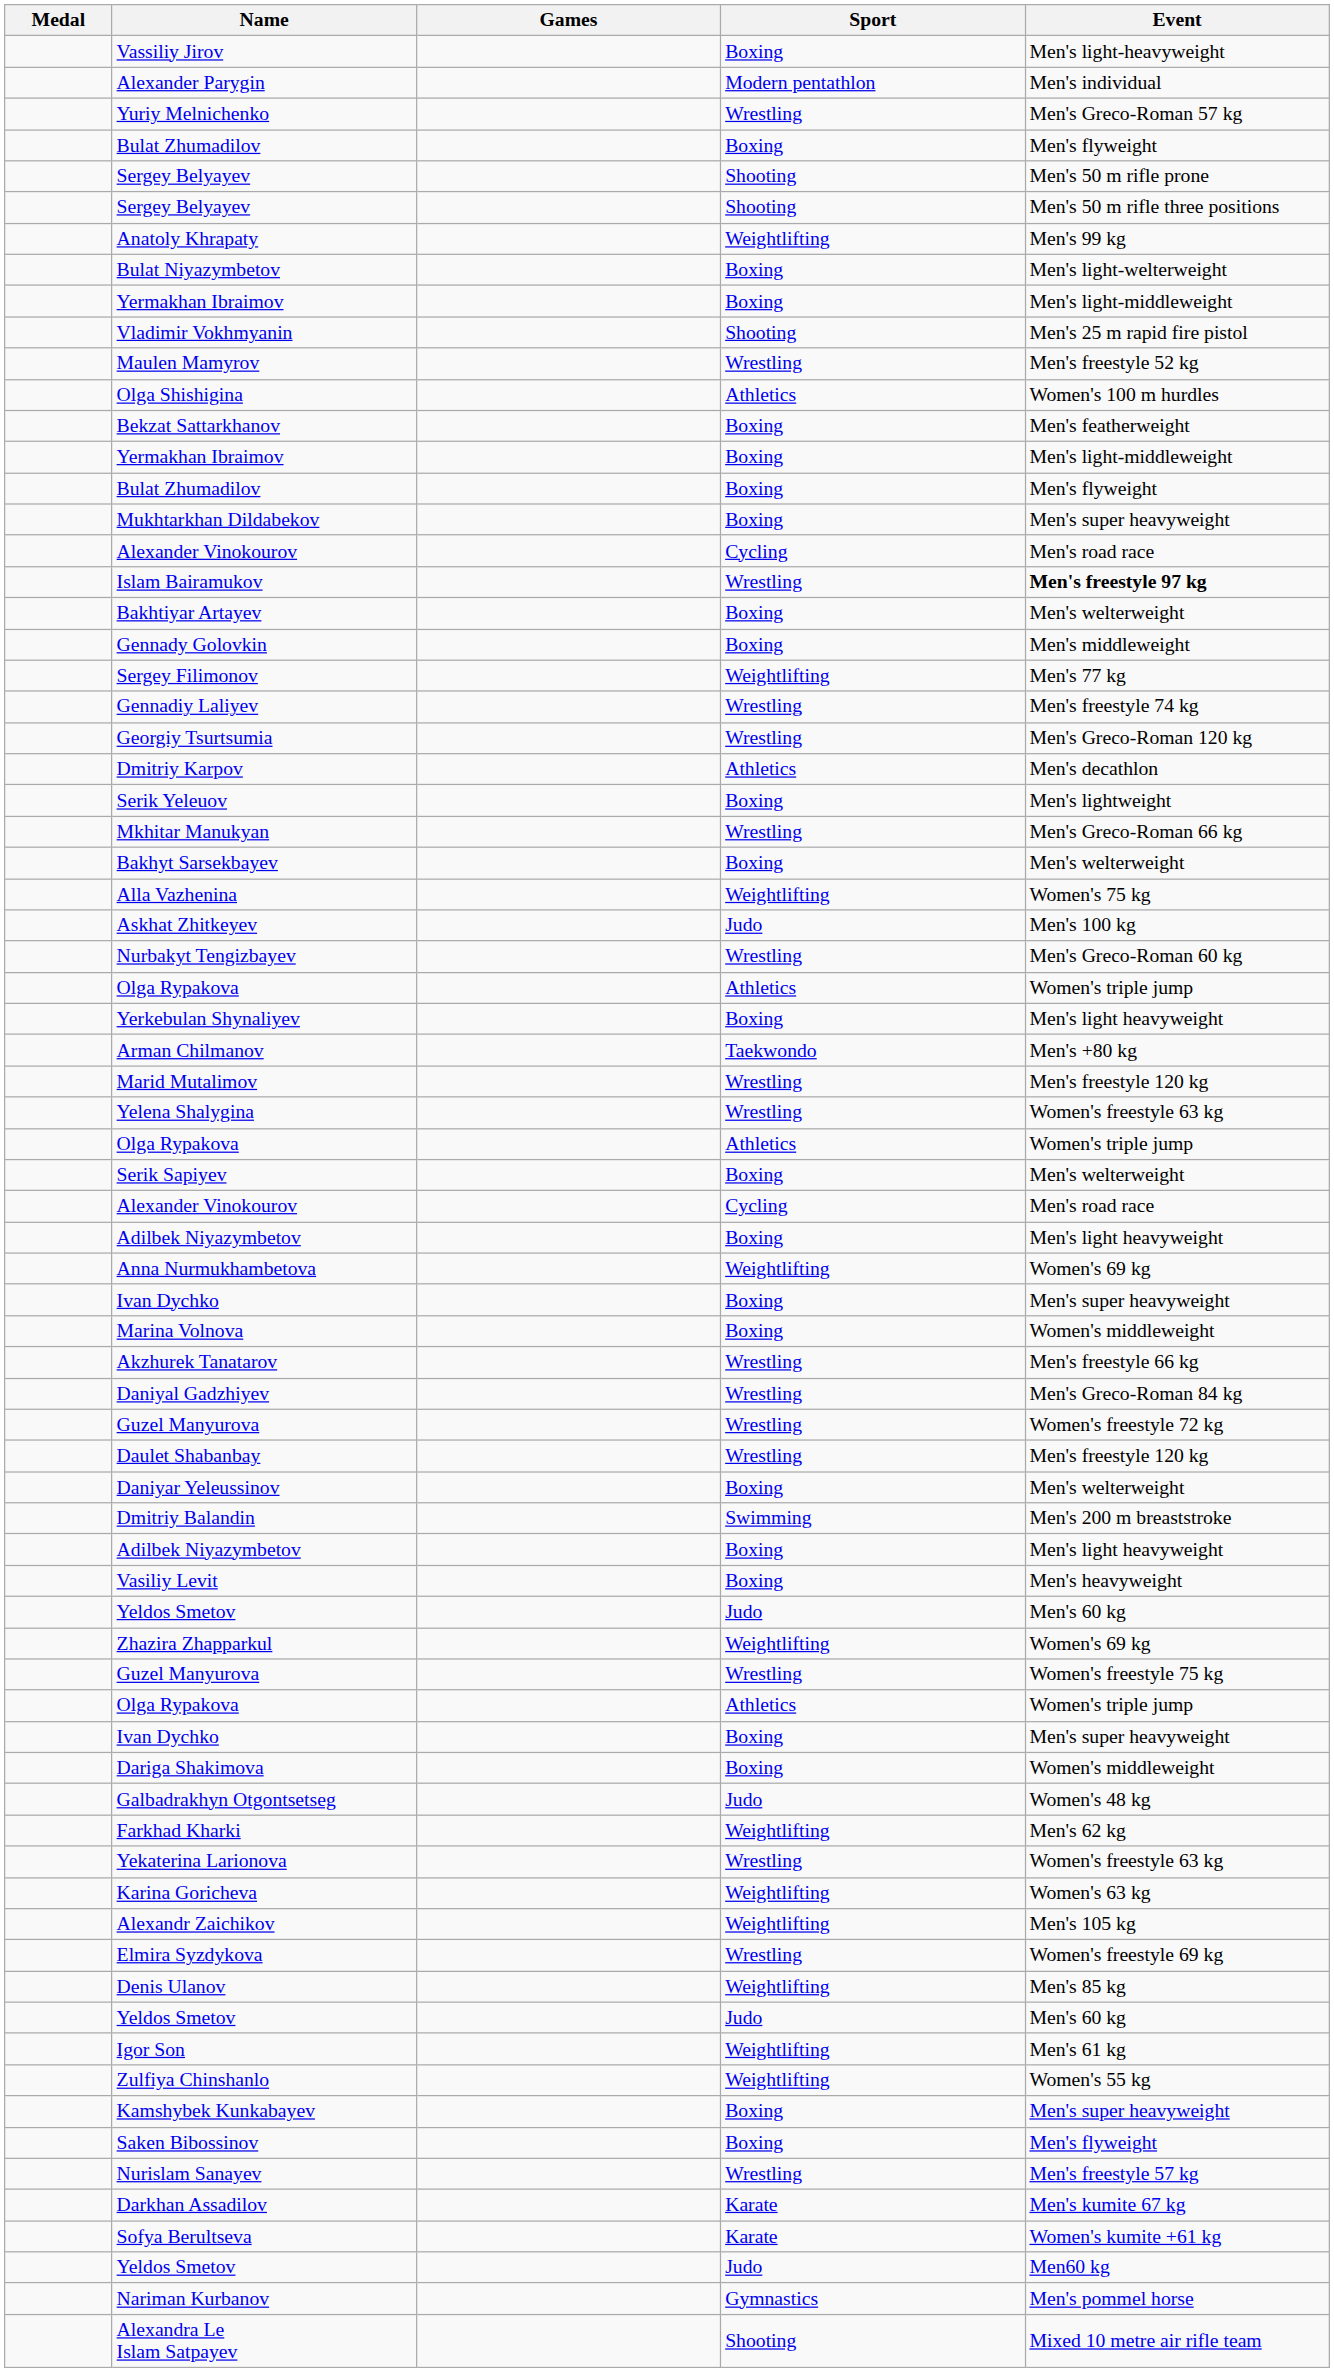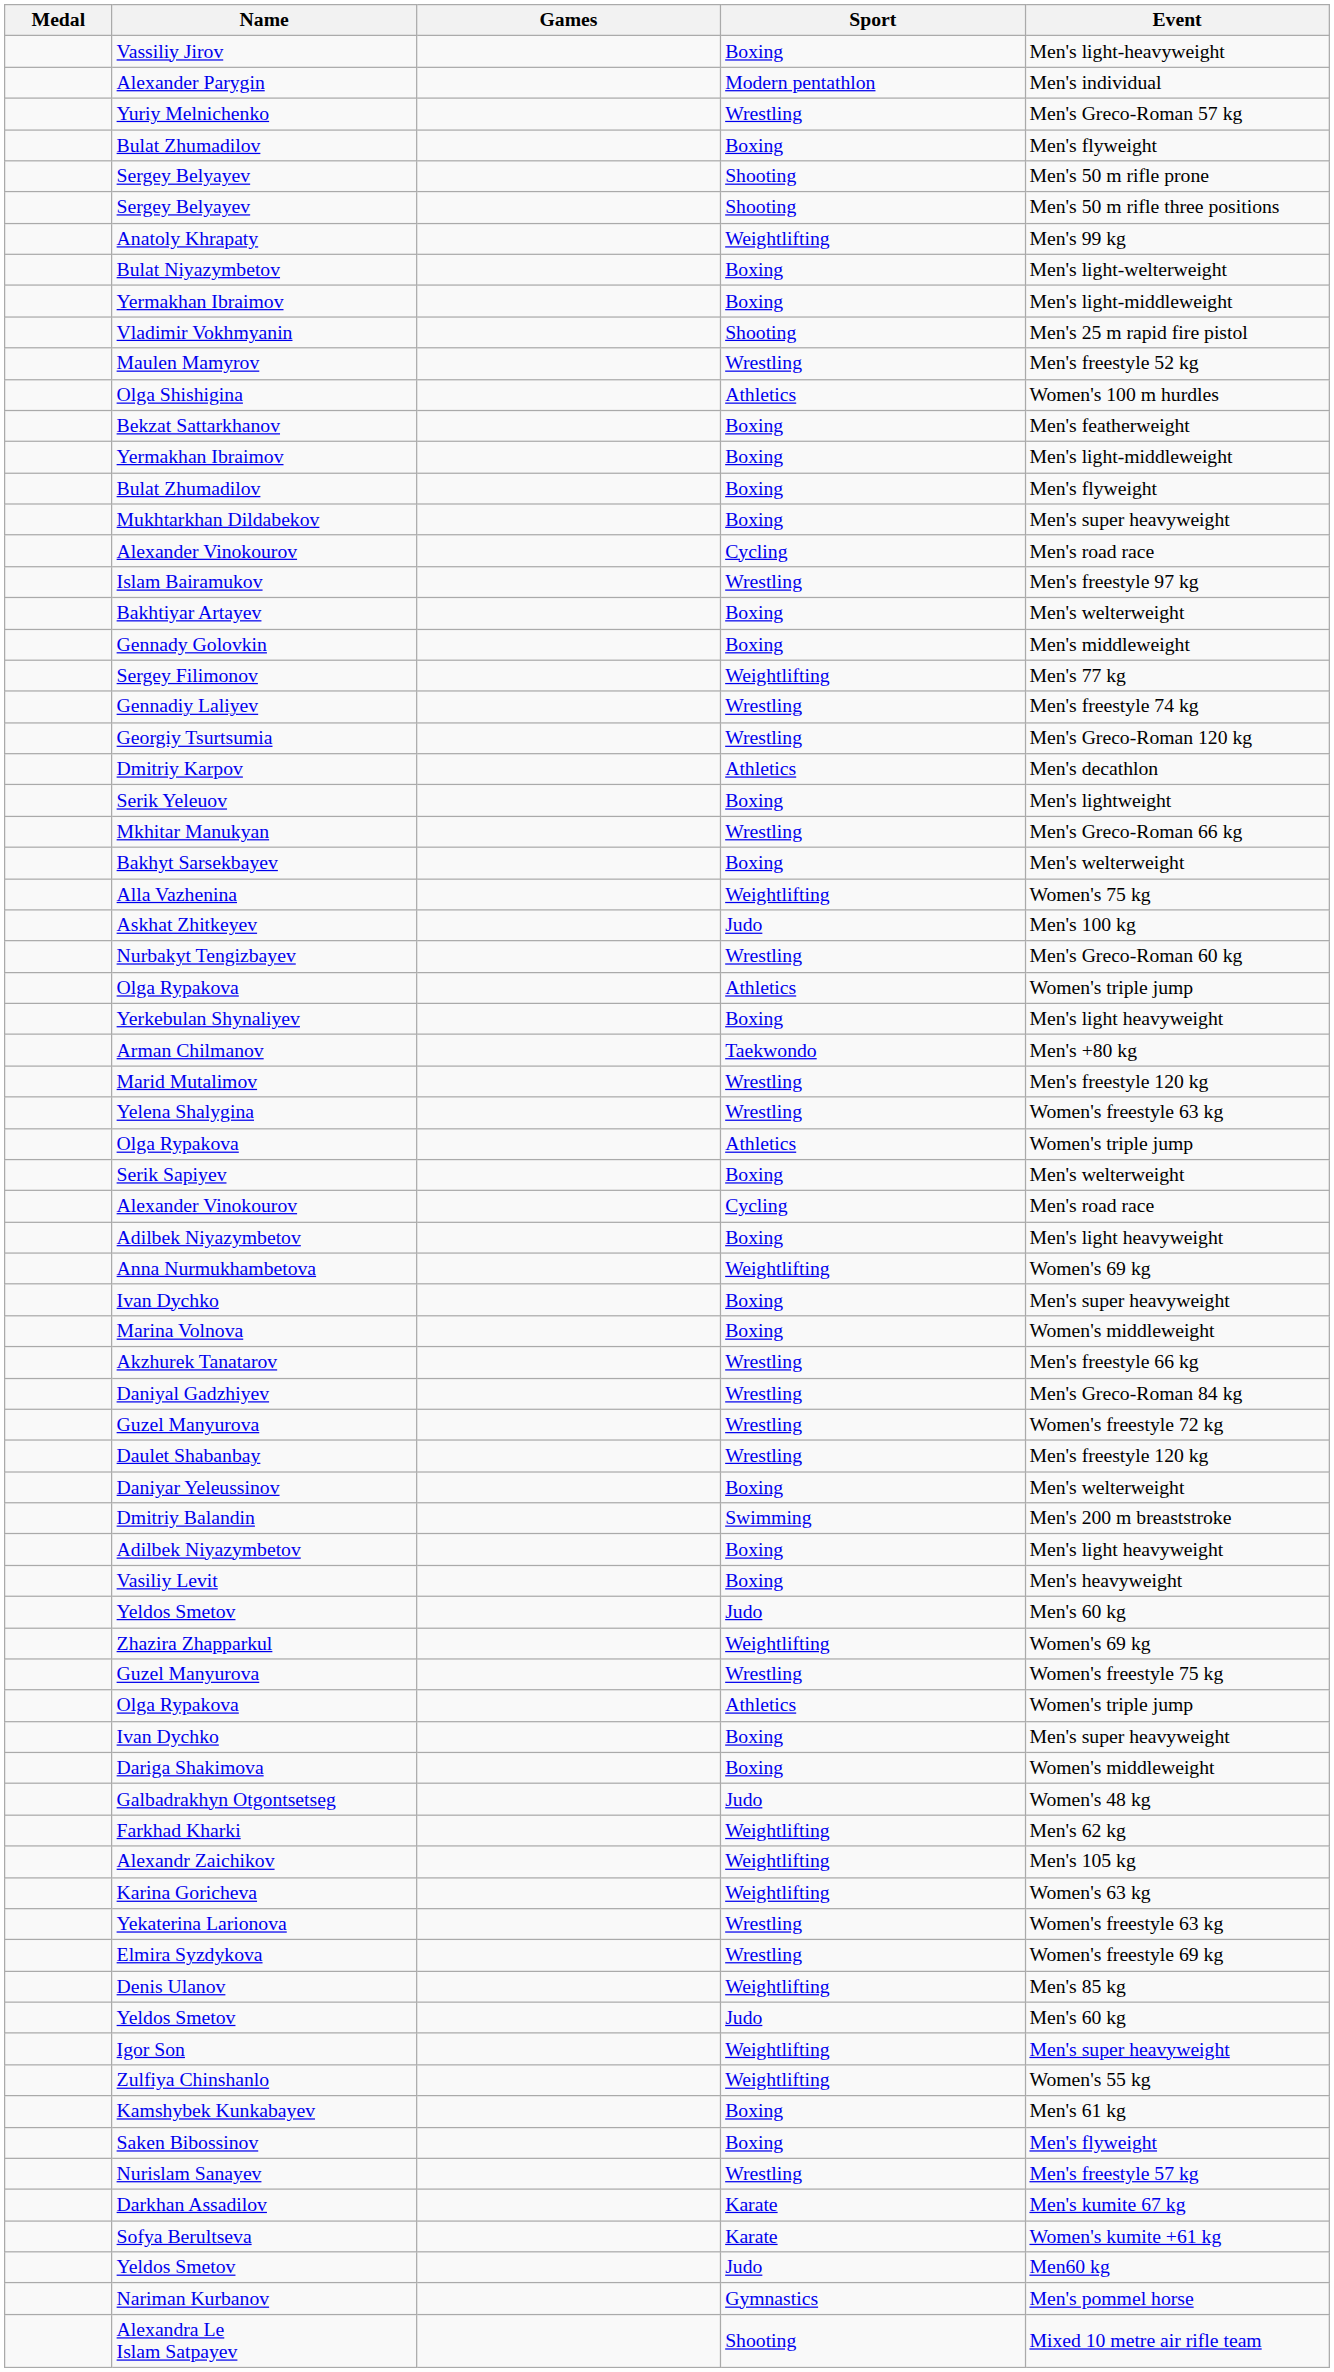(1118, 581) bold -> (1114, 581) normal
rows swapped: (196, 1923) <-> (202, 1861)
(1078, 2048) Men's 61 kg -> (1130, 2048) Men's super heavyweight
(1130, 2111) Men's super heavyweight -> (1078, 2111) Men's 61 kg
